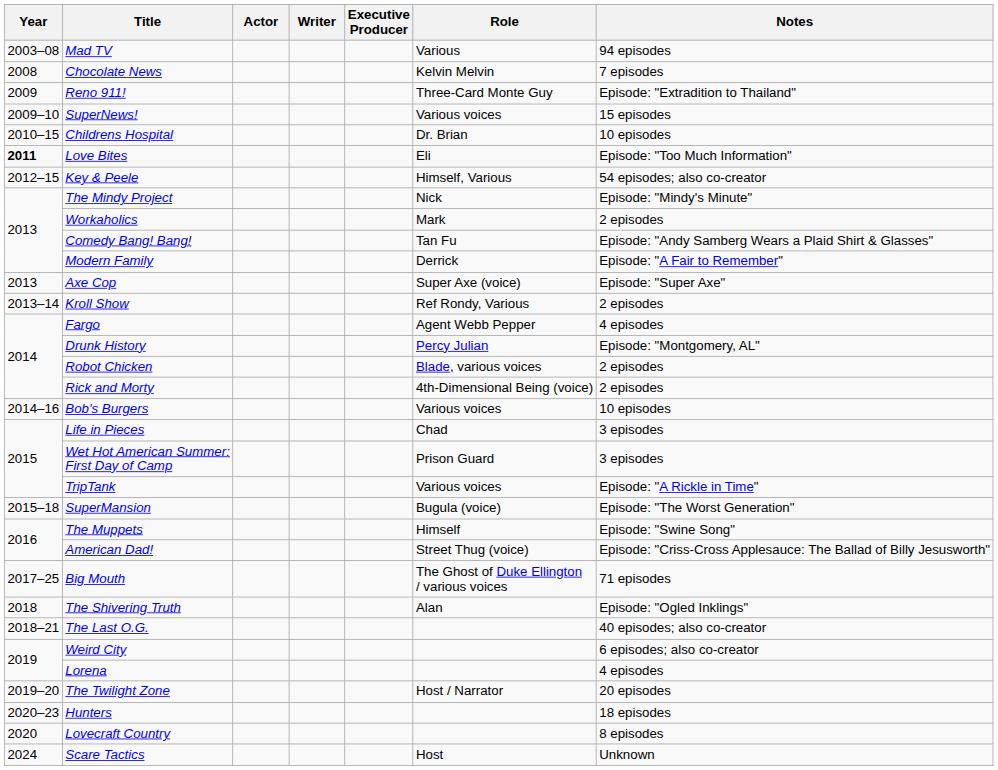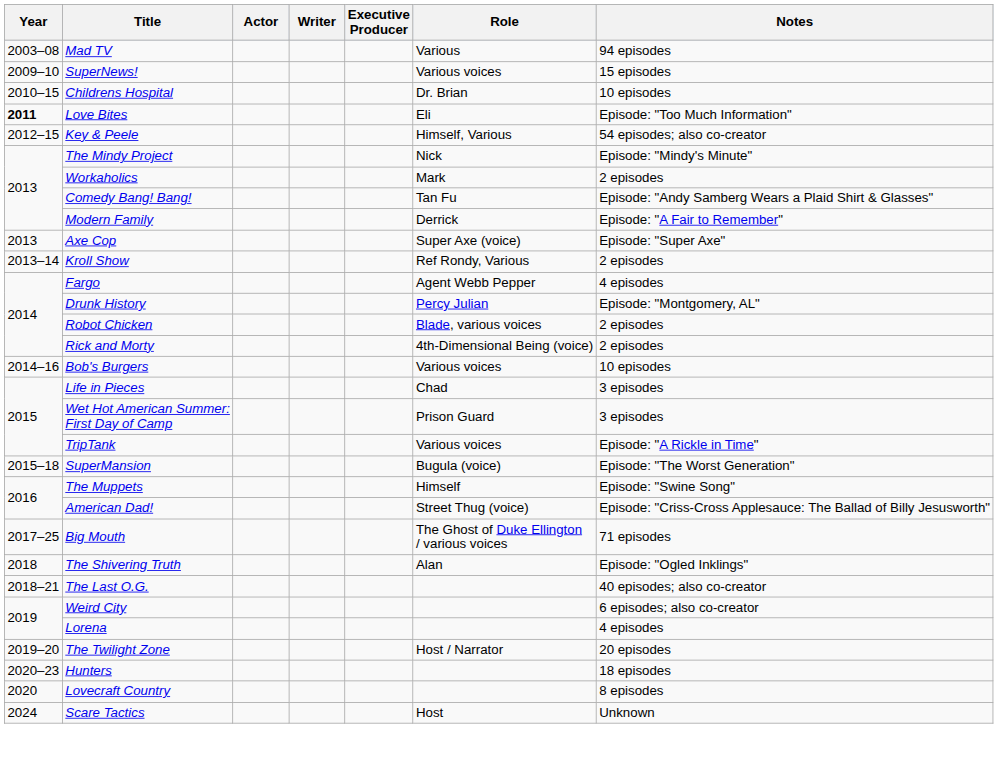- row: (114, 72)
- row: (95, 93)
